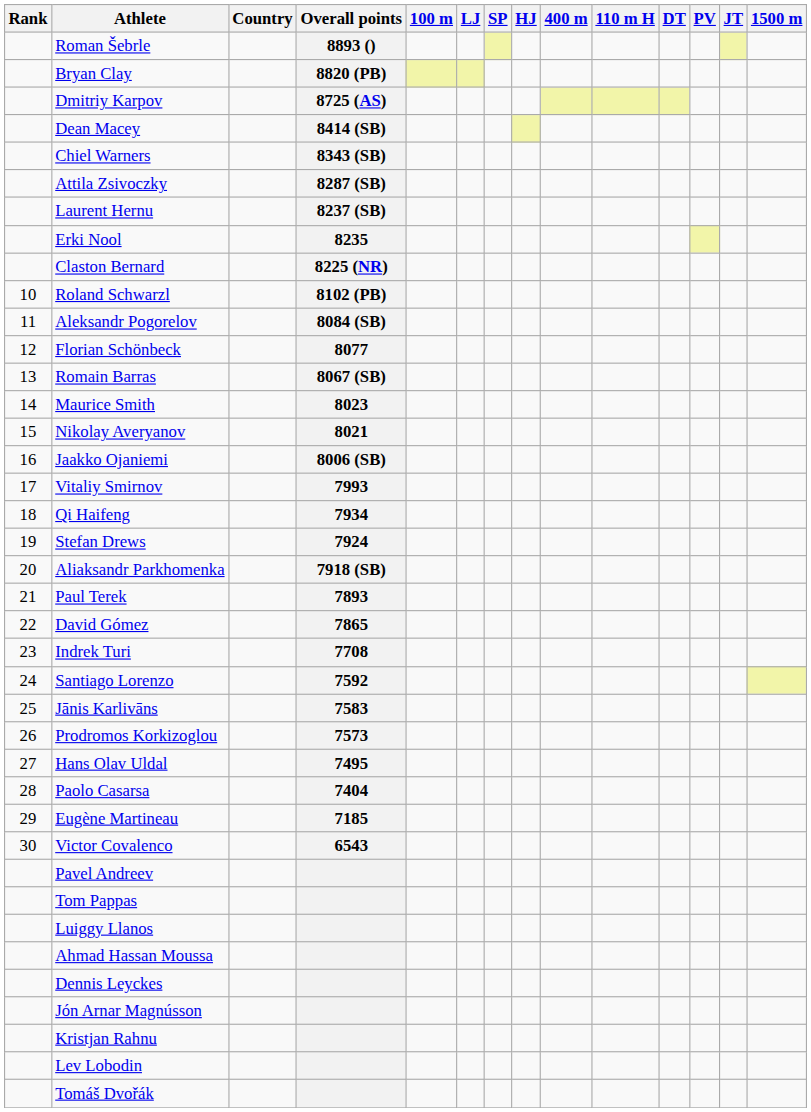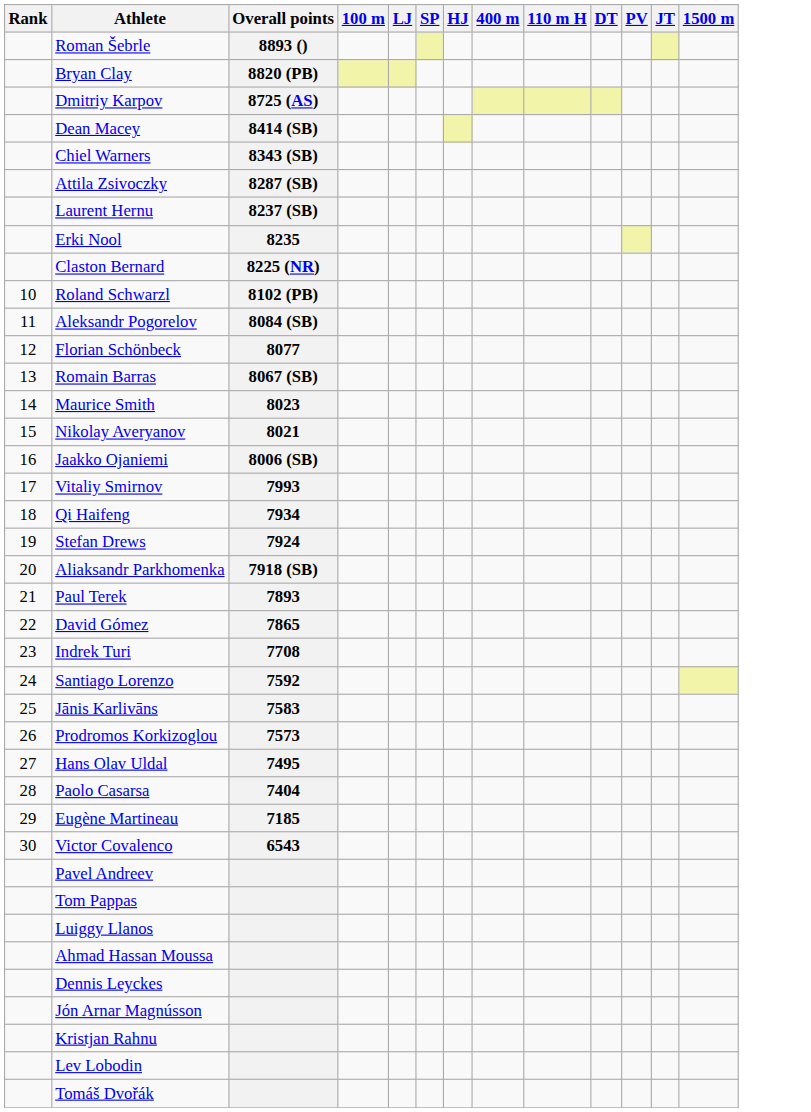- column: (263, 18)
